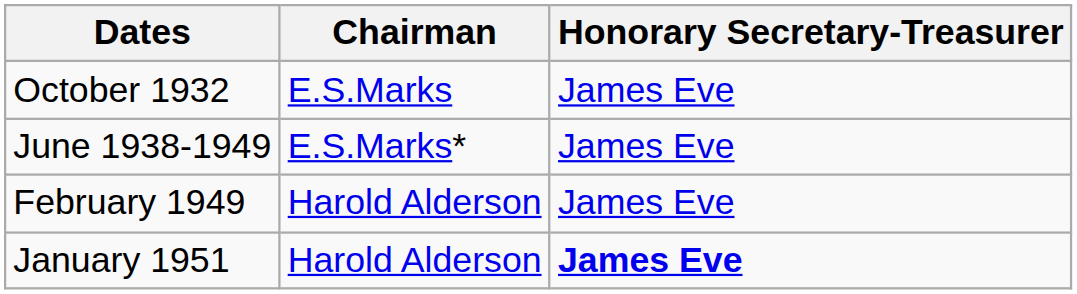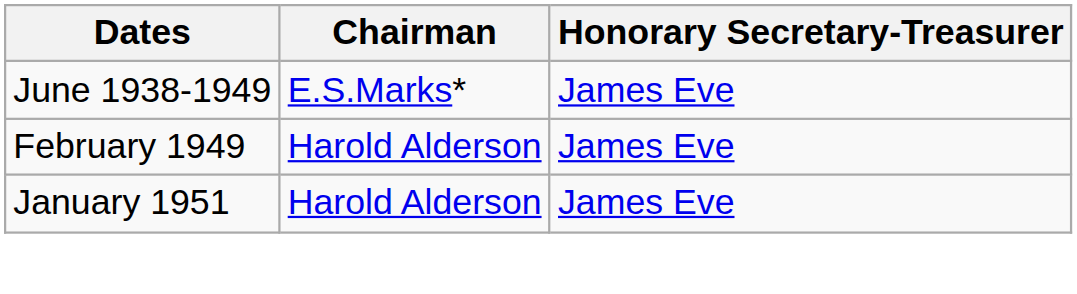- row: (121, 89)
(650, 259) bold -> (646, 202) normal
